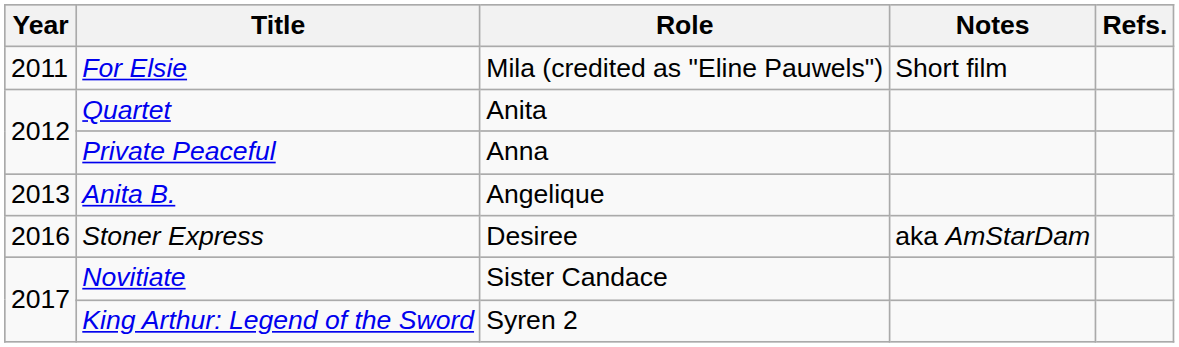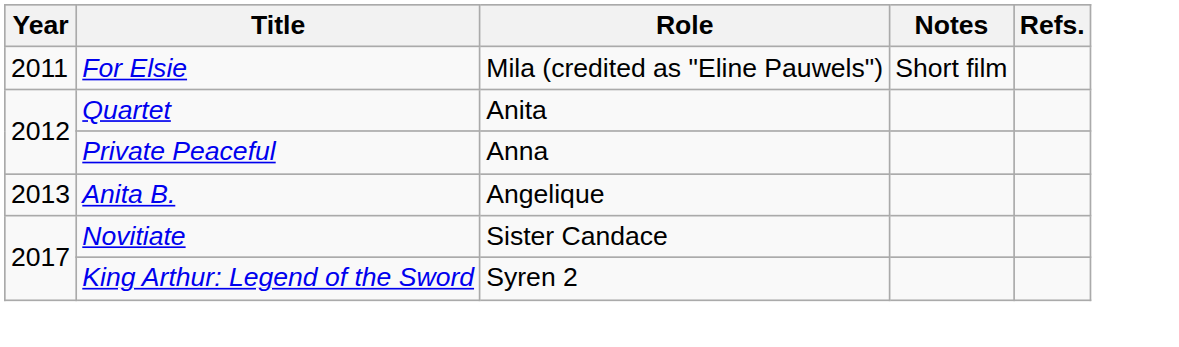- row: (173, 236)
